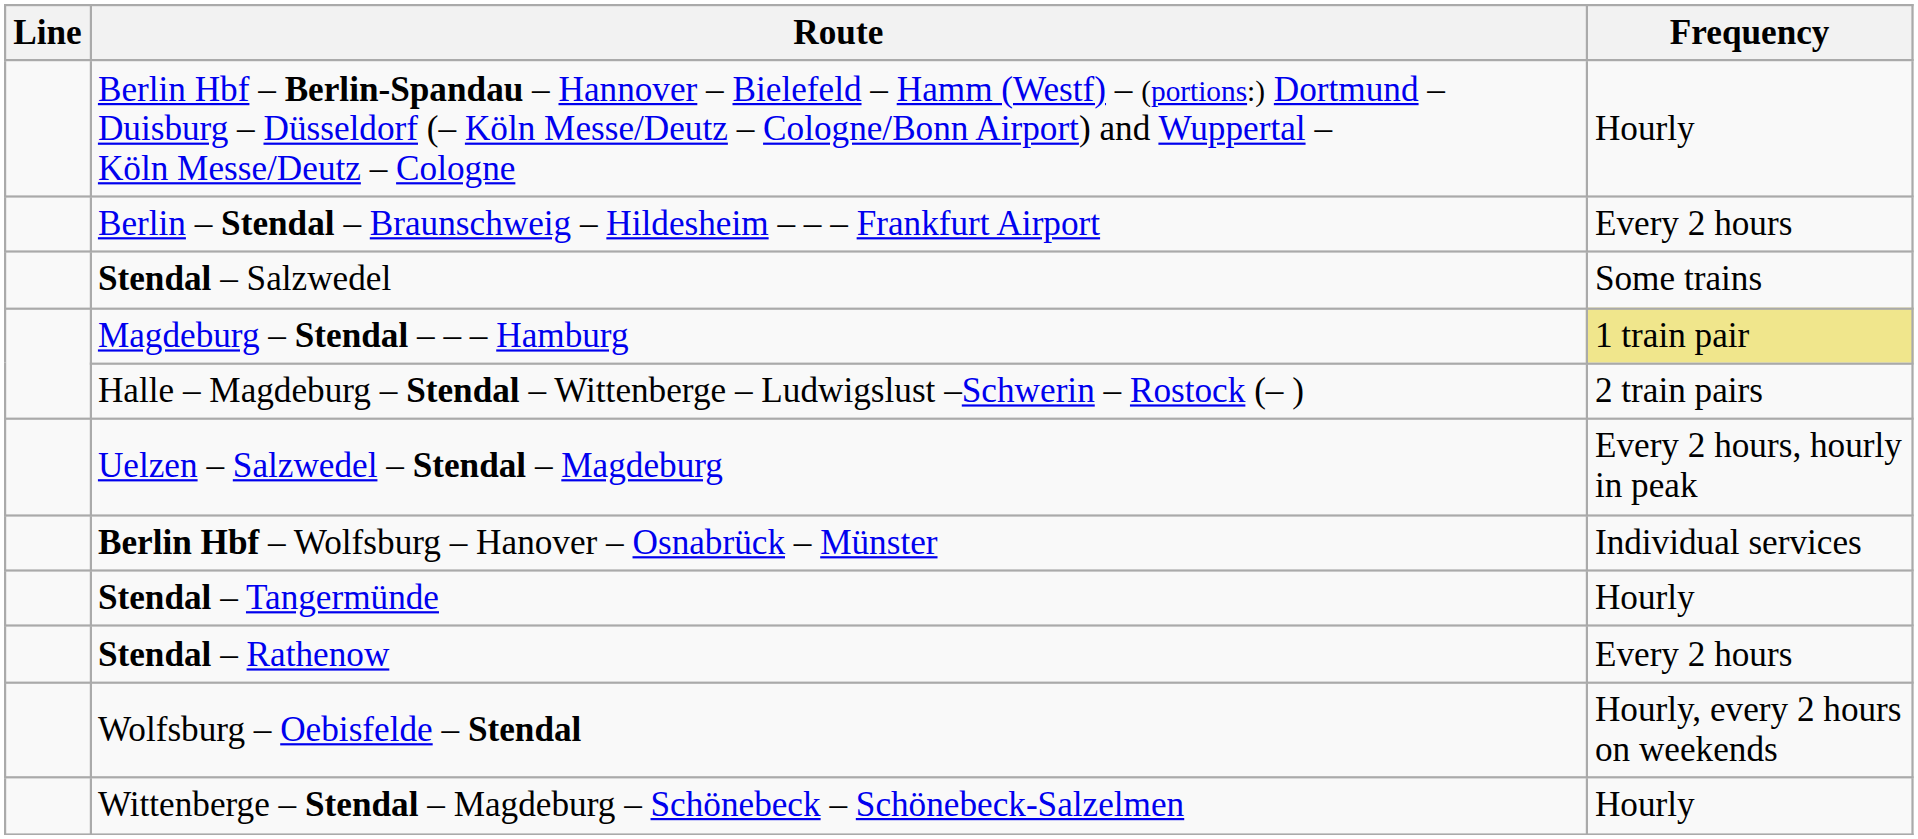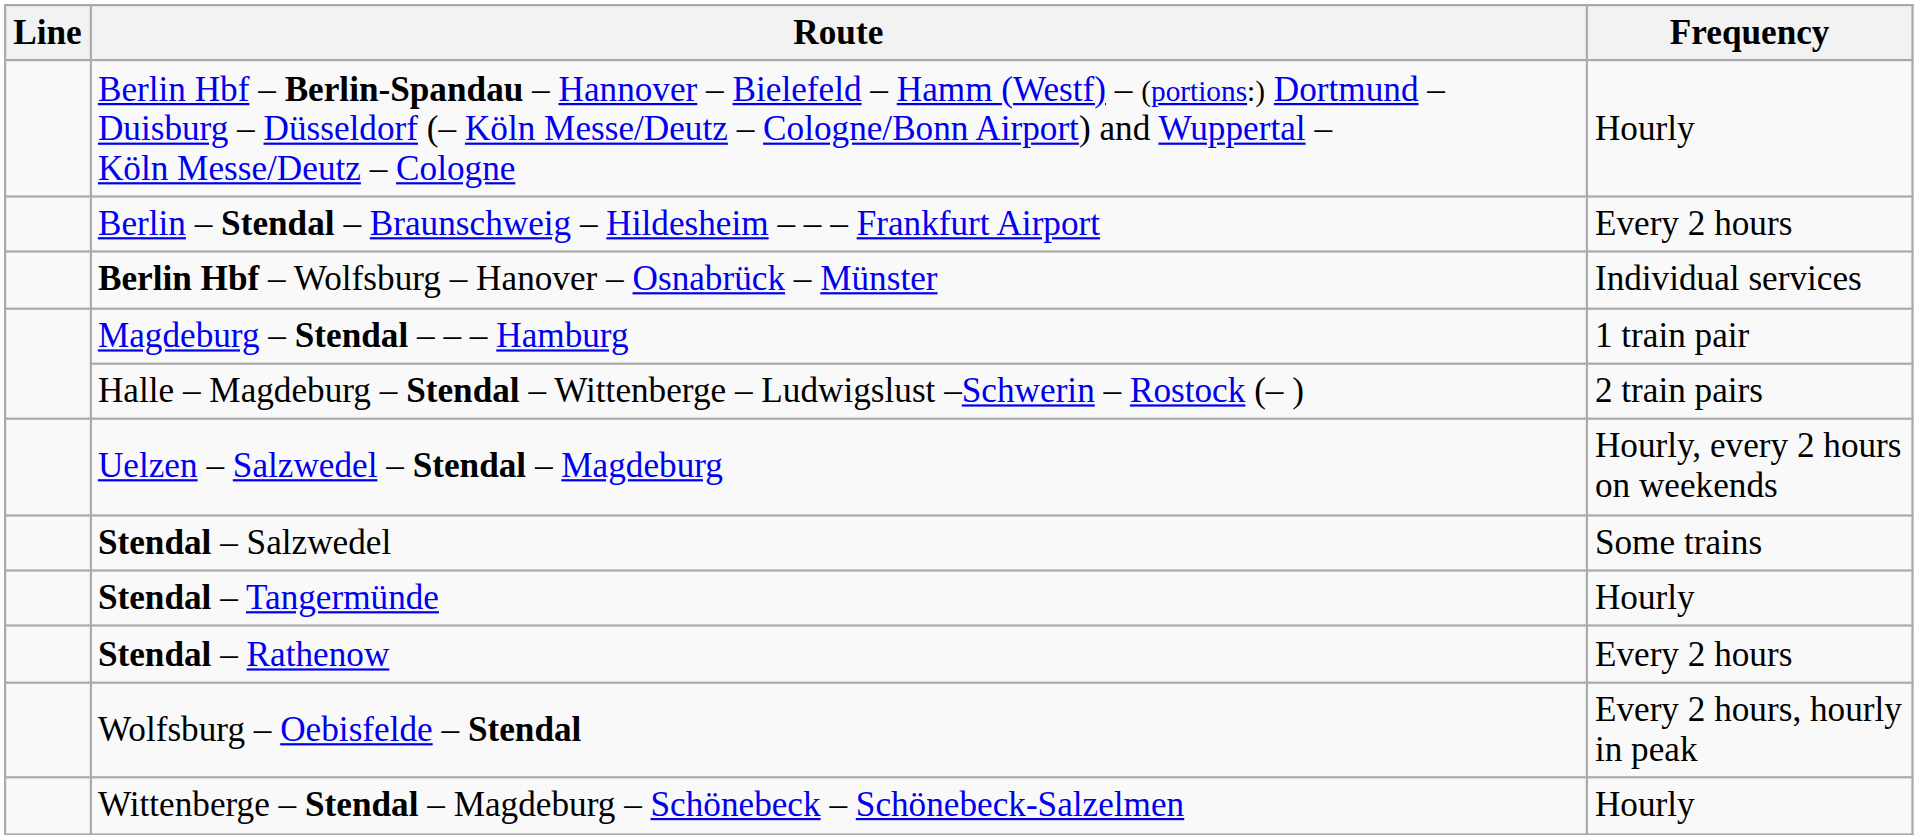rows swapped: (518, 541) <-> (245, 279)
(1672, 334) khaki background -> (1672, 334) no background
(1748, 466) Every 2 hours, hourly in peak -> (1748, 466) Hourly, every 2 hours on weekends
(1748, 729) Hourly, every 2 hours on weekends -> (1748, 729) Every 2 hours, hourly in peak
